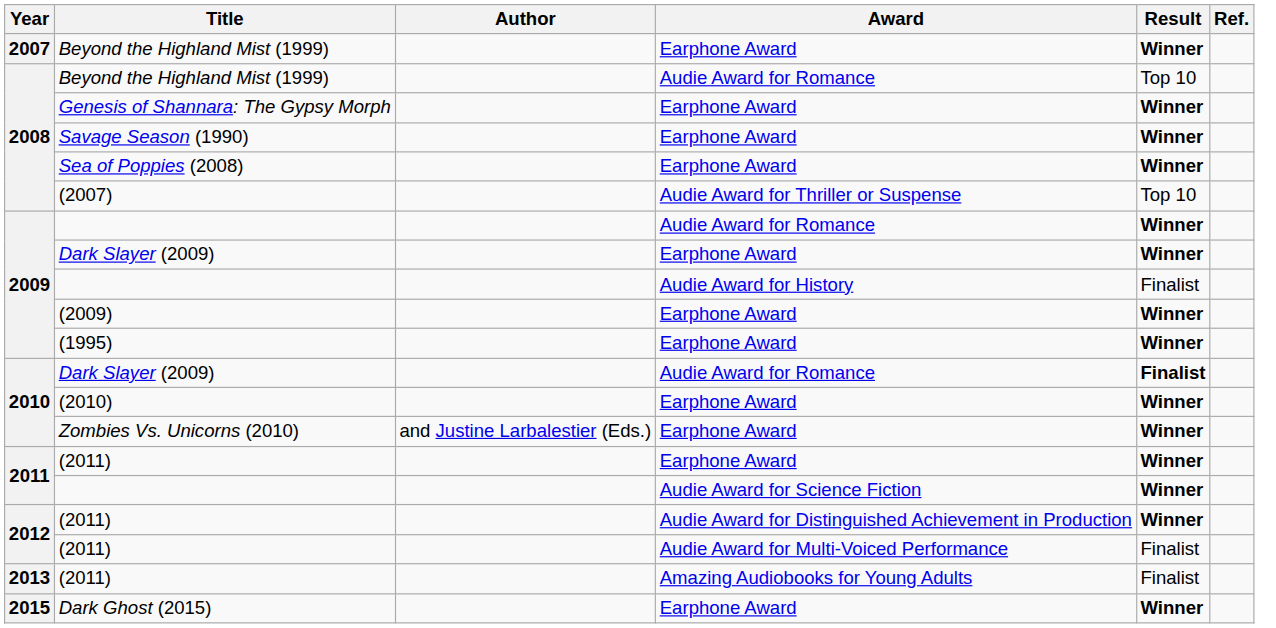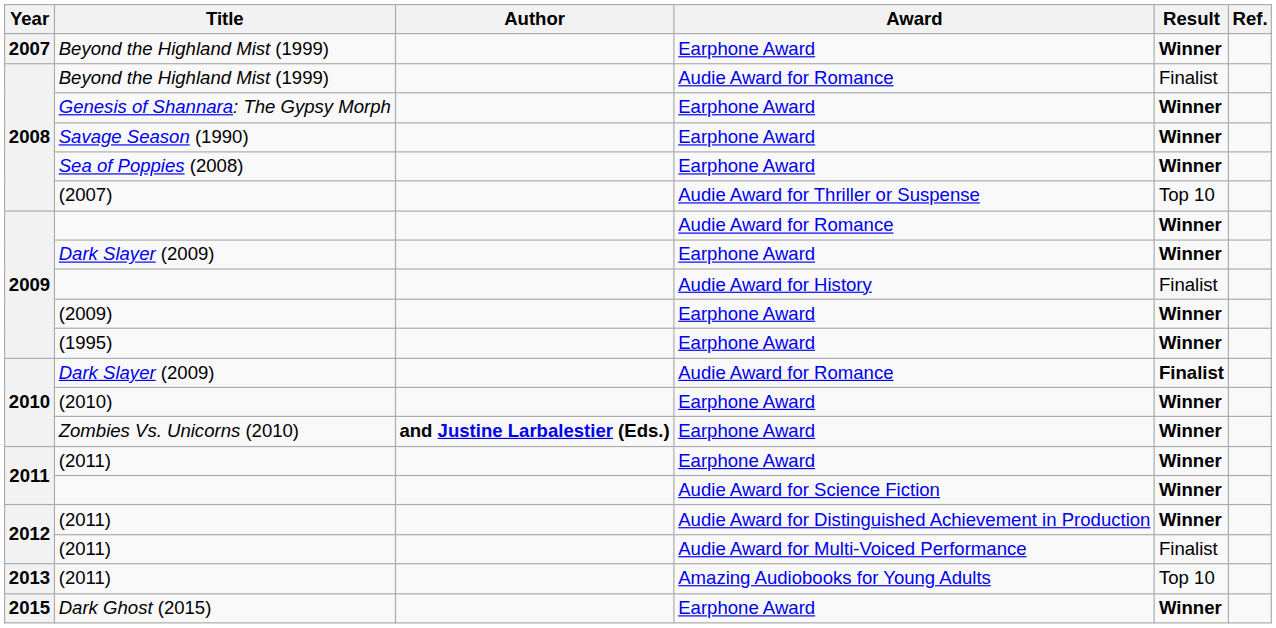(1168, 78) Top 10 -> (1188, 78) Finalist
(525, 431) normal -> (535, 431) bold
(1170, 578) Finalist -> (1187, 578) Top 10
